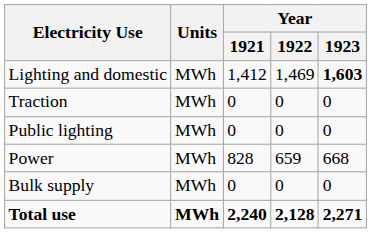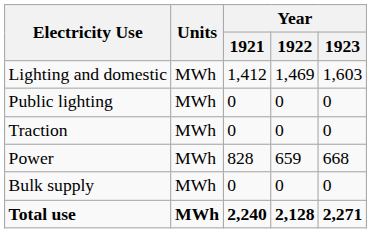(342, 74) bold -> (342, 74) normal
rows swapped: (61, 130) <-> (38, 102)
